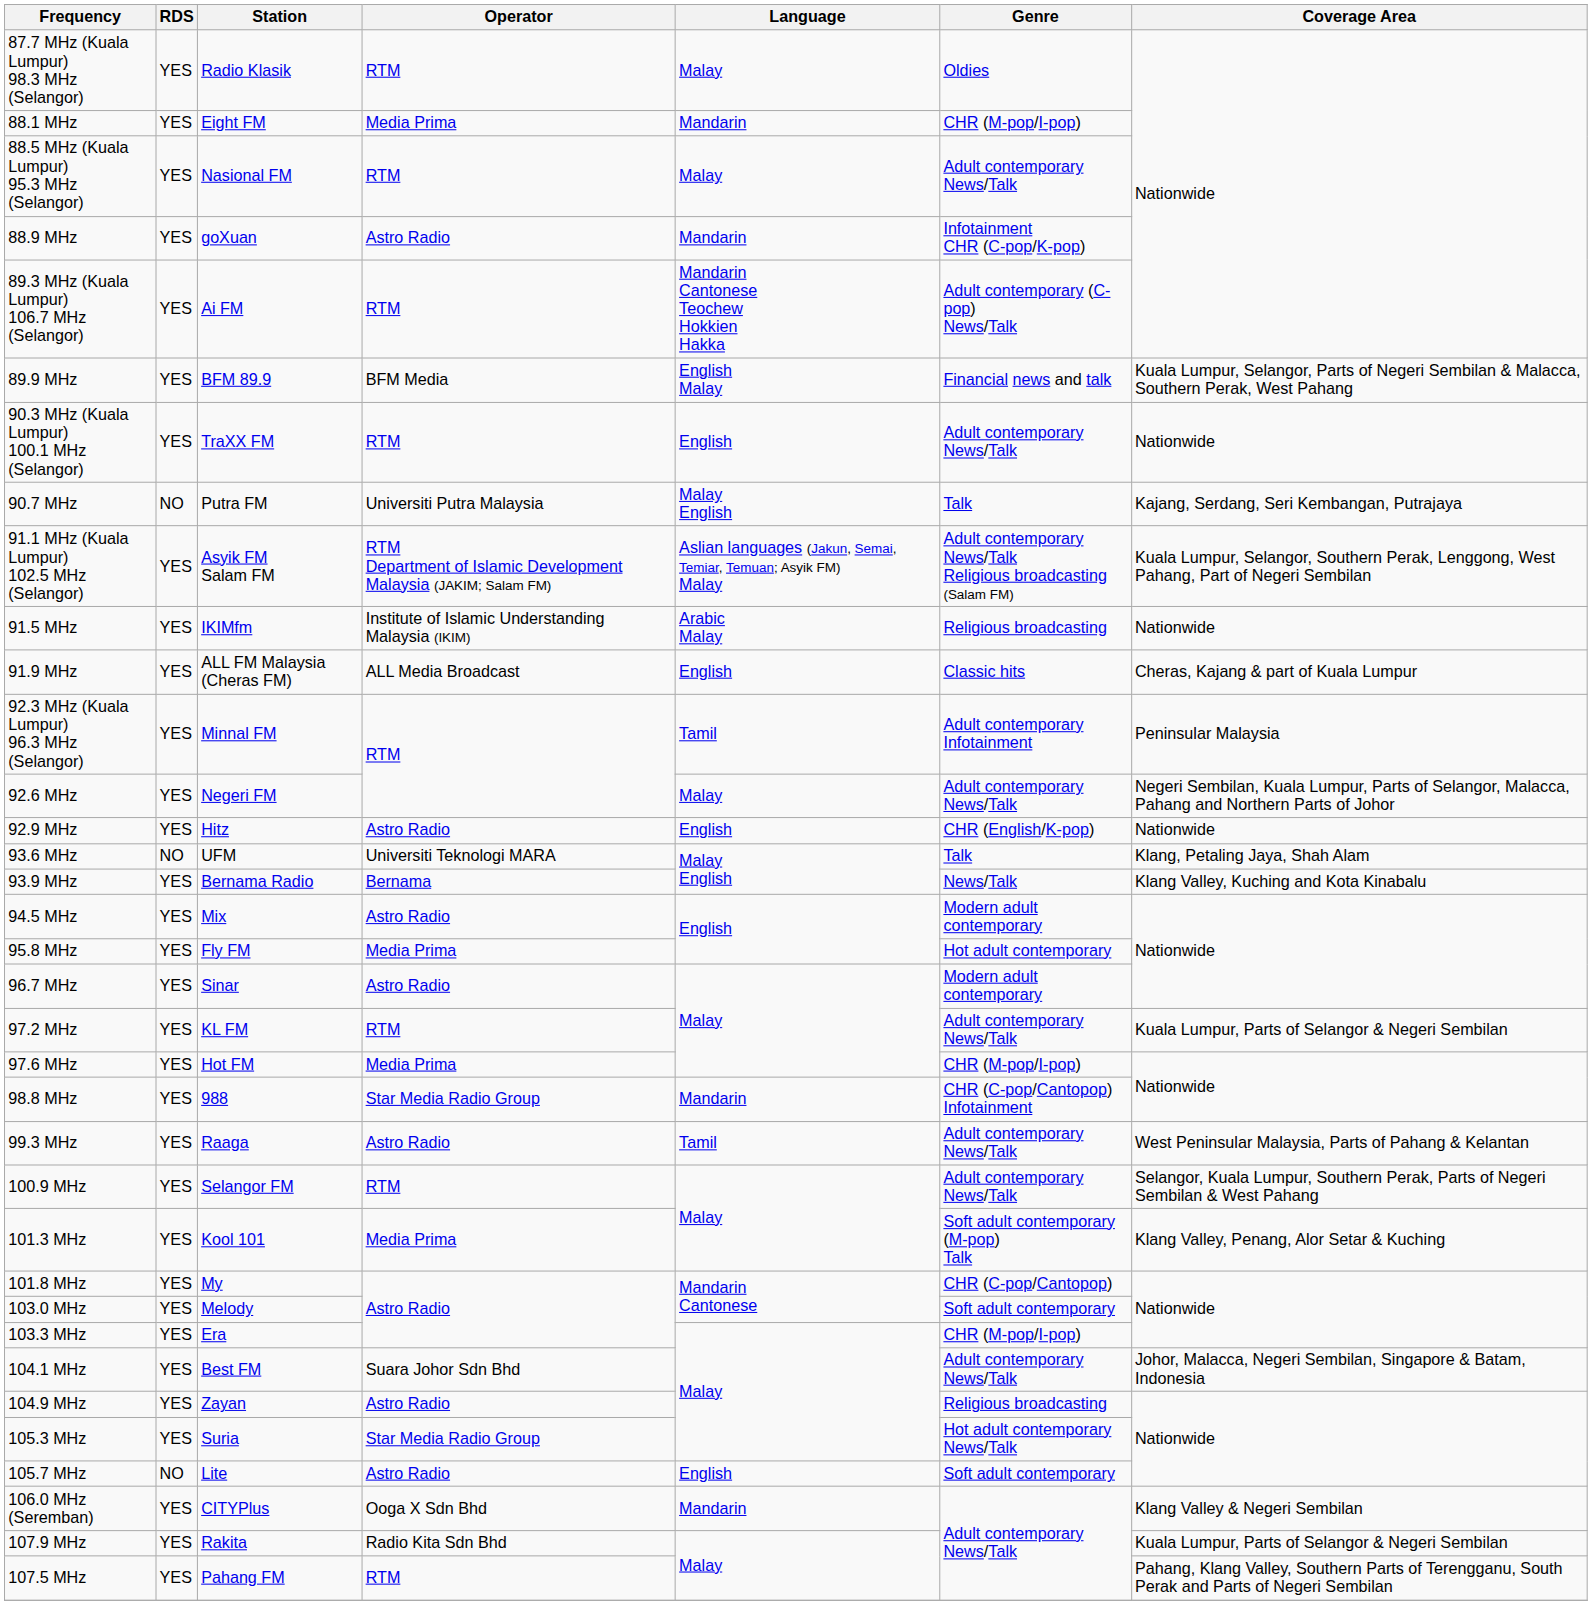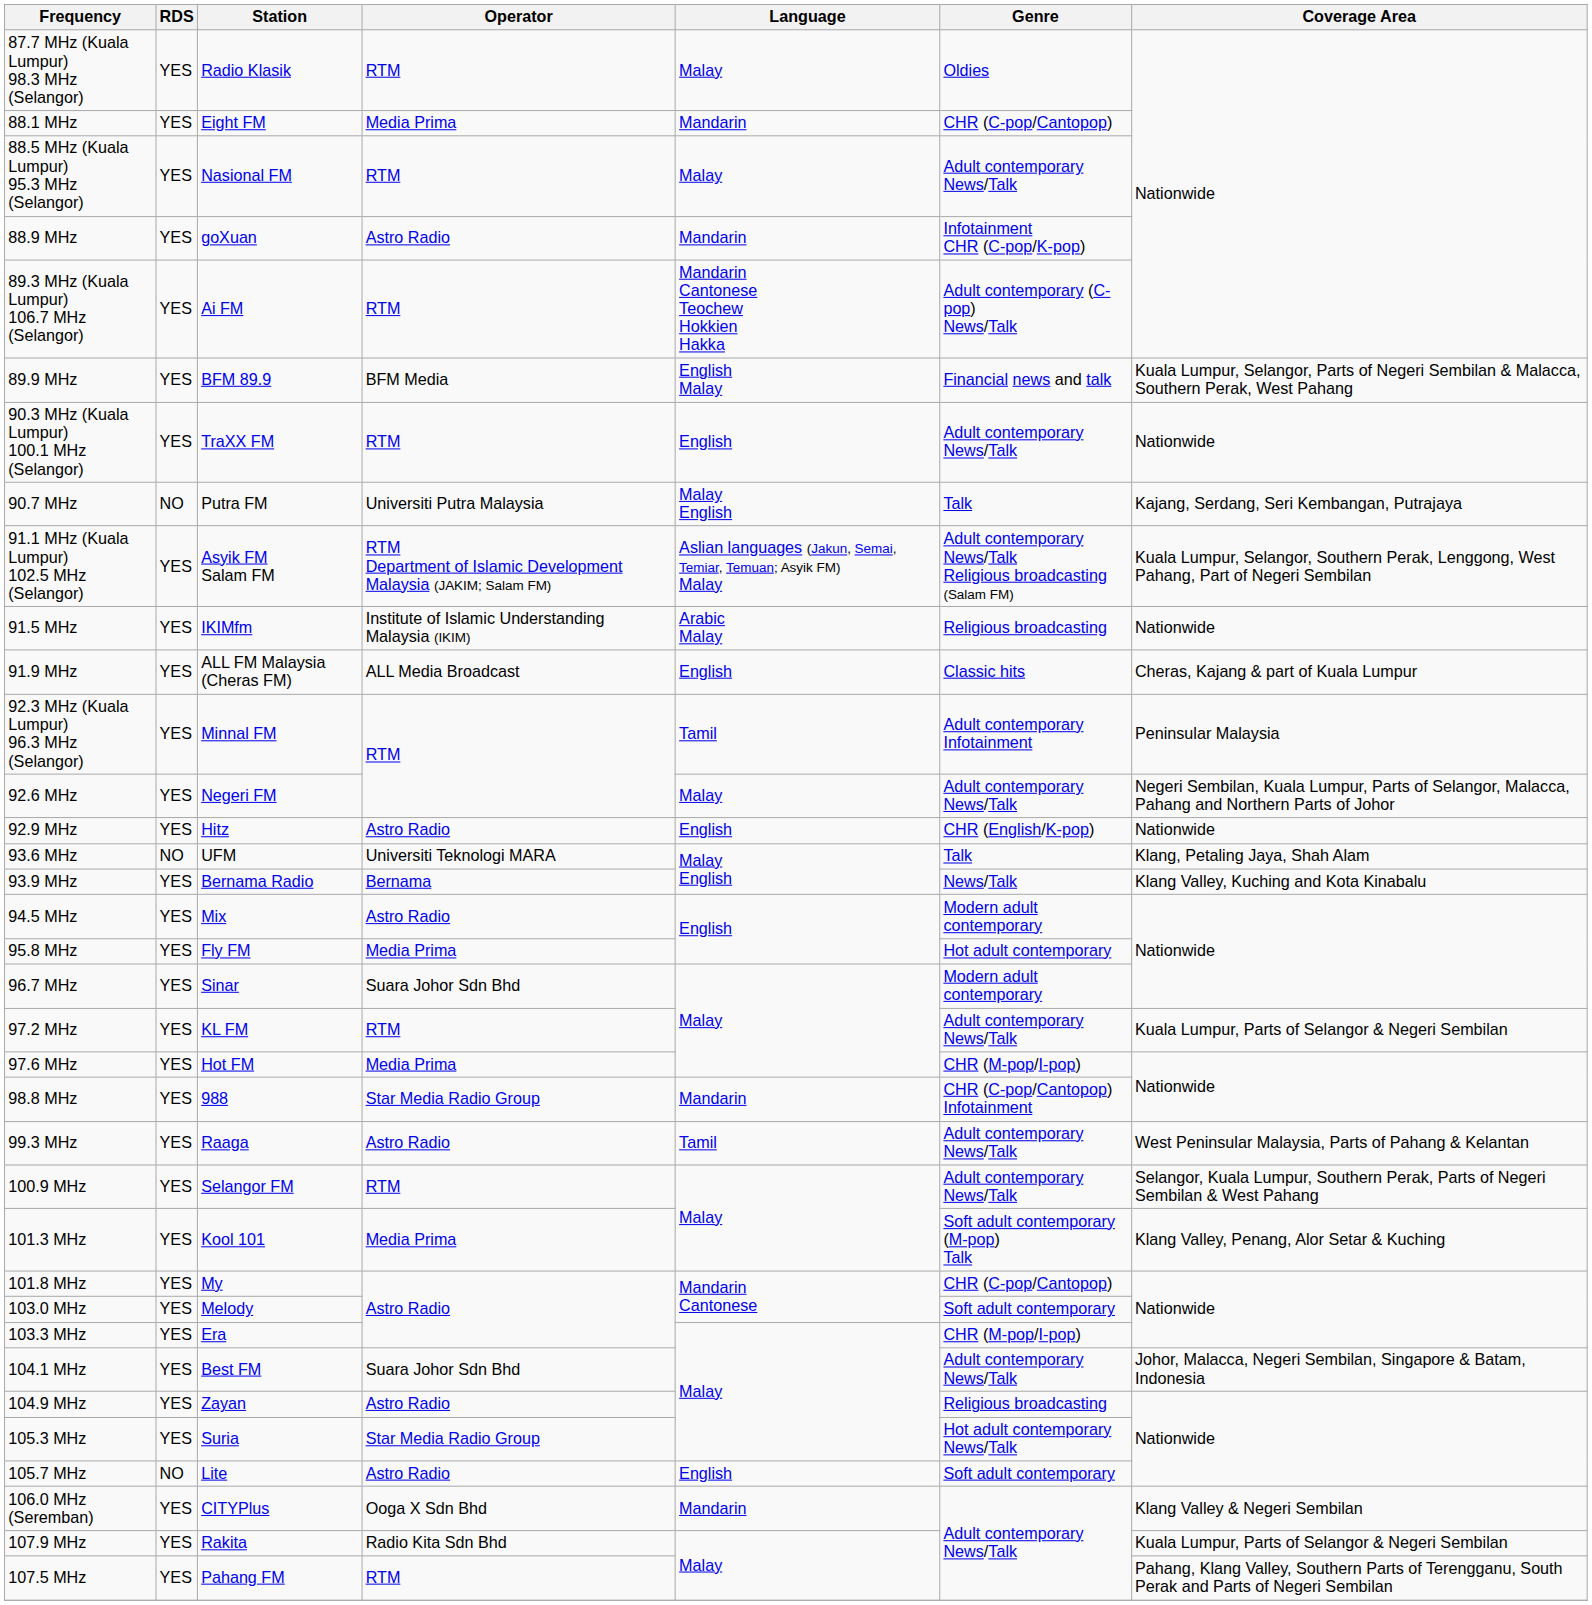(1012, 123) CHR (M-pop/I-pop) -> (1028, 123) CHR (C-pop/Cantopop)
(408, 986) Astro Radio -> (443, 986) Suara Johor Sdn Bhd
